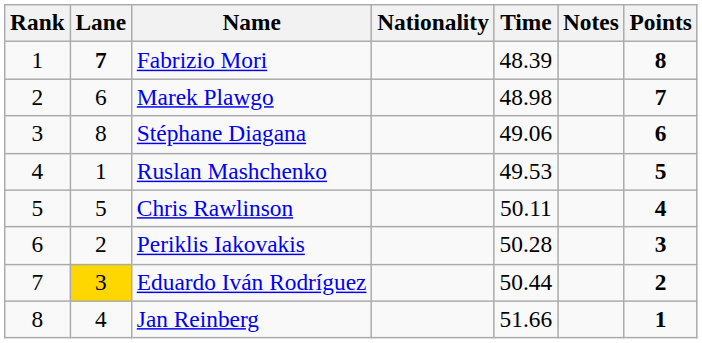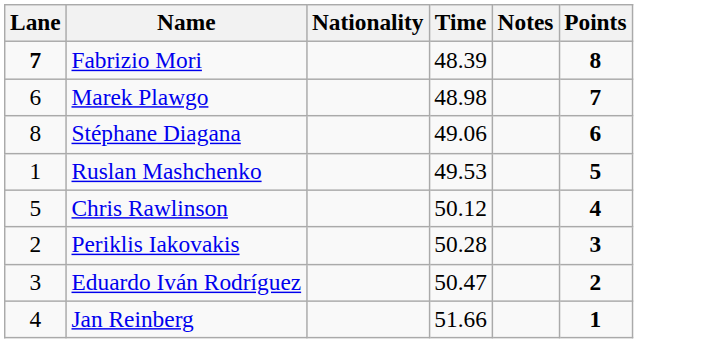- column: (37, 23)
(526, 208) 50.11 -> (461, 208) 50.12
(101, 282) gold background -> (35, 282) no background
(526, 282) 50.44 -> (461, 282) 50.47
